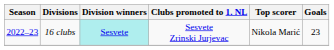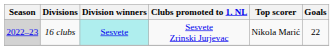(22, 32) no background -> (22, 32) lightgrey background
(315, 32) 23 -> (315, 32) 22
